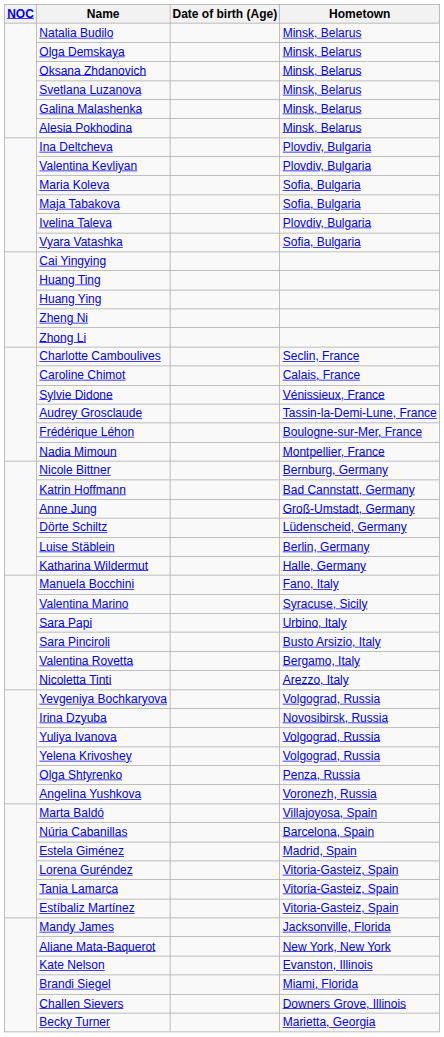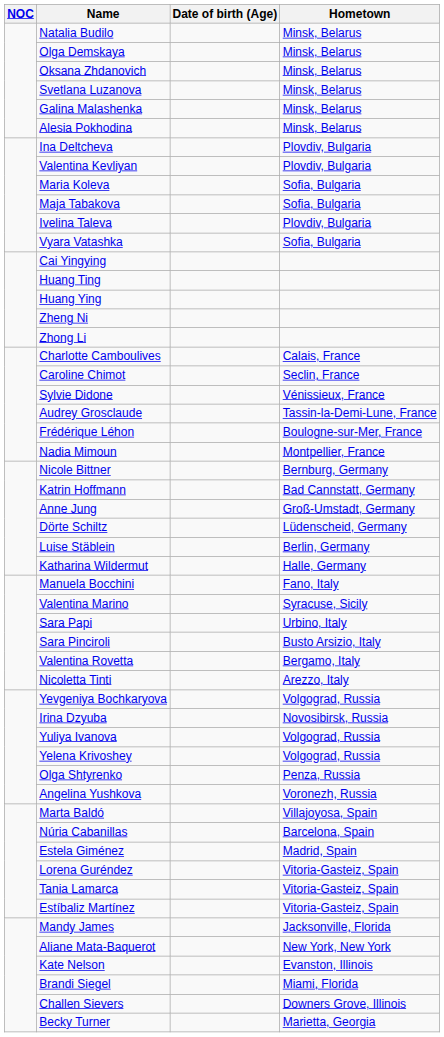(321, 356) Seclin, France -> (321, 356) Calais, France
(321, 375) Calais, France -> (321, 375) Seclin, France
